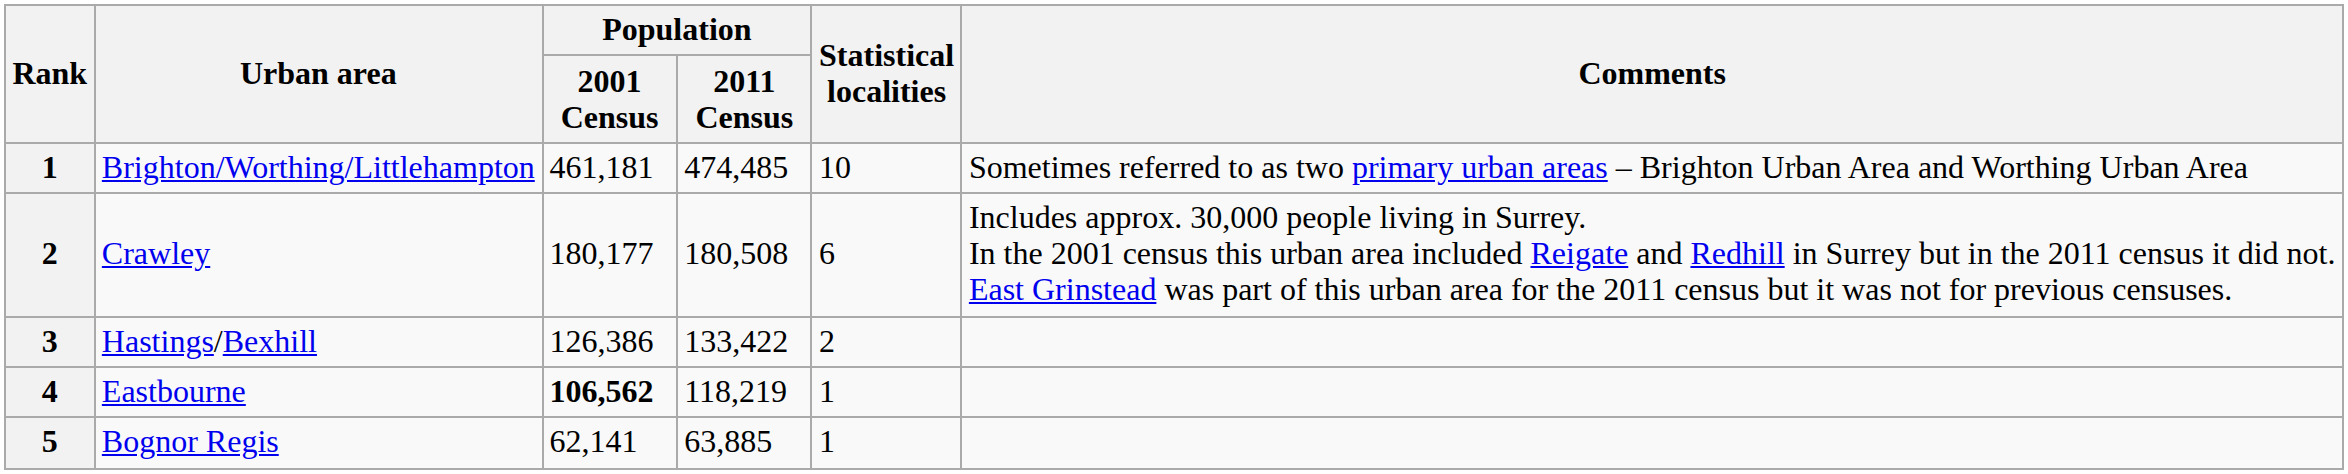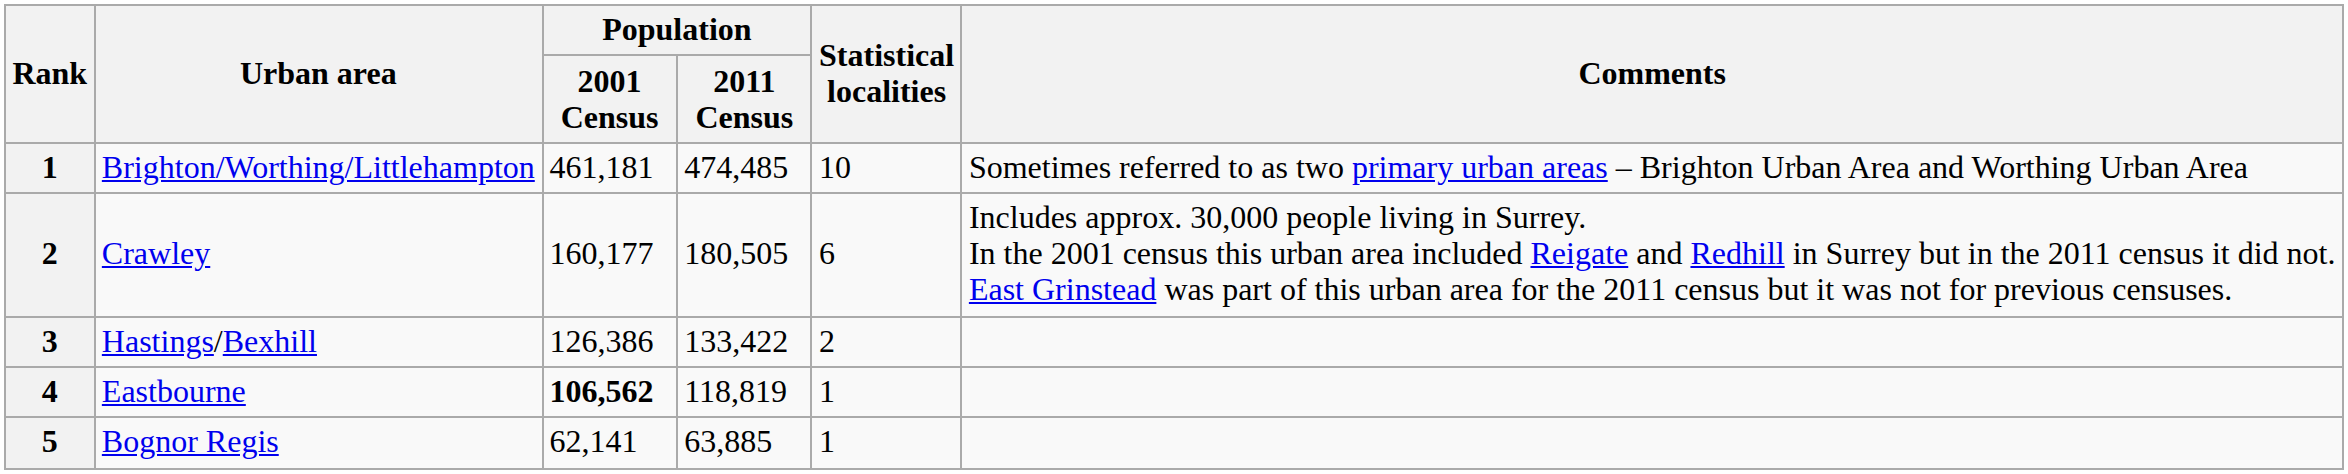(602, 254) 180,177 -> (602, 254) 160,177
(736, 254) 180,508 -> (736, 254) 180,505
(736, 391) 118,219 -> (736, 391) 118,819
